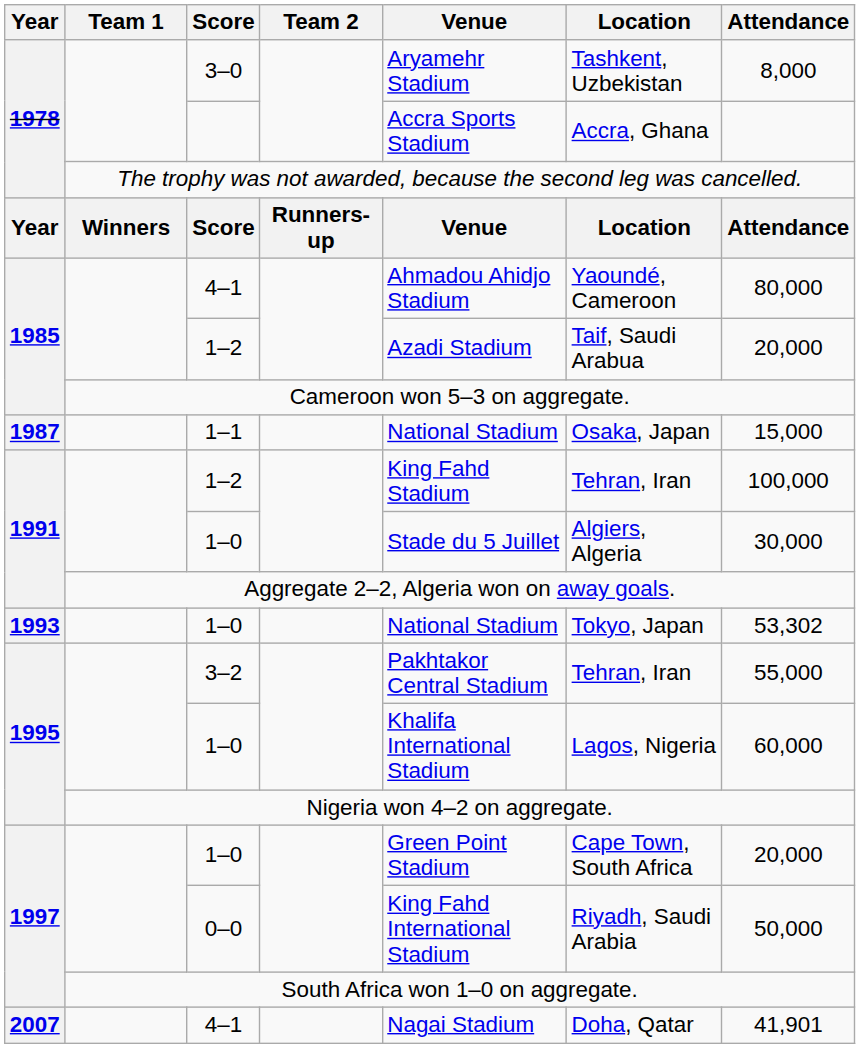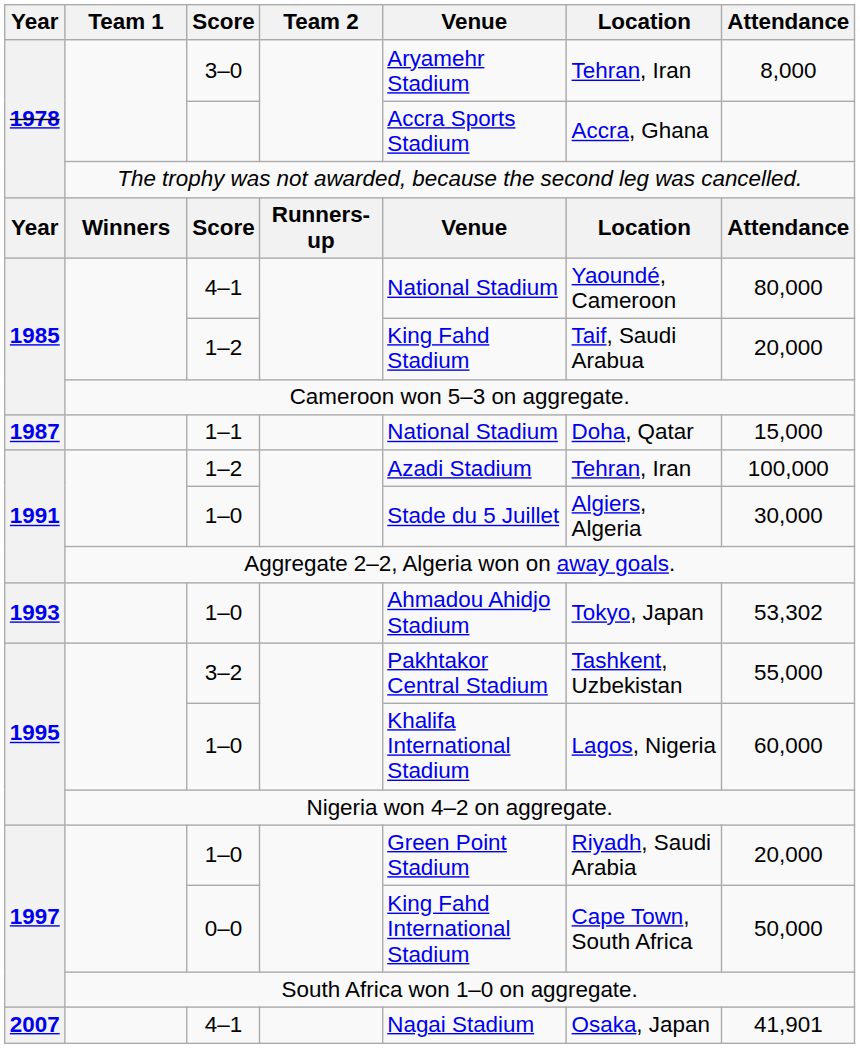(627, 70) Tashkent, Uzbekistan -> (631, 70) Tehran, Iran
(469, 288) Ahmadou Ahidjo Stadium -> (473, 288) National Stadium
(459, 348) Azadi Stadium -> (438, 348) King Fahd Stadium
(641, 432) Osaka, Japan -> (633, 432) Doha, Qatar
(438, 480) King Fahd Stadium -> (459, 467) Azadi Stadium
(473, 624) National Stadium -> (469, 612) Ahmadou Ahidjo Stadium
(631, 673) Tehran, Iran -> (627, 673) Tashkent, Uzbekistan
(632, 855) Cape Town, South Africa -> (641, 855) Riyadh, Saudi Arabia
(641, 928) Riyadh, Saudi Arabia -> (632, 928) Cape Town, South Africa
(633, 1024) Doha, Qatar -> (641, 1024) Osaka, Japan
